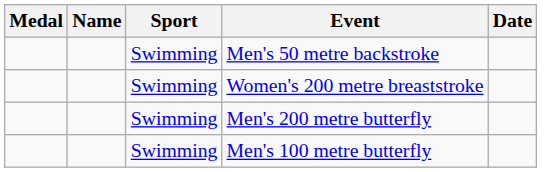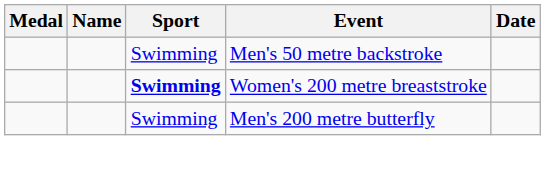(174, 86) normal -> (176, 86) bold
- row: (329, 151)
